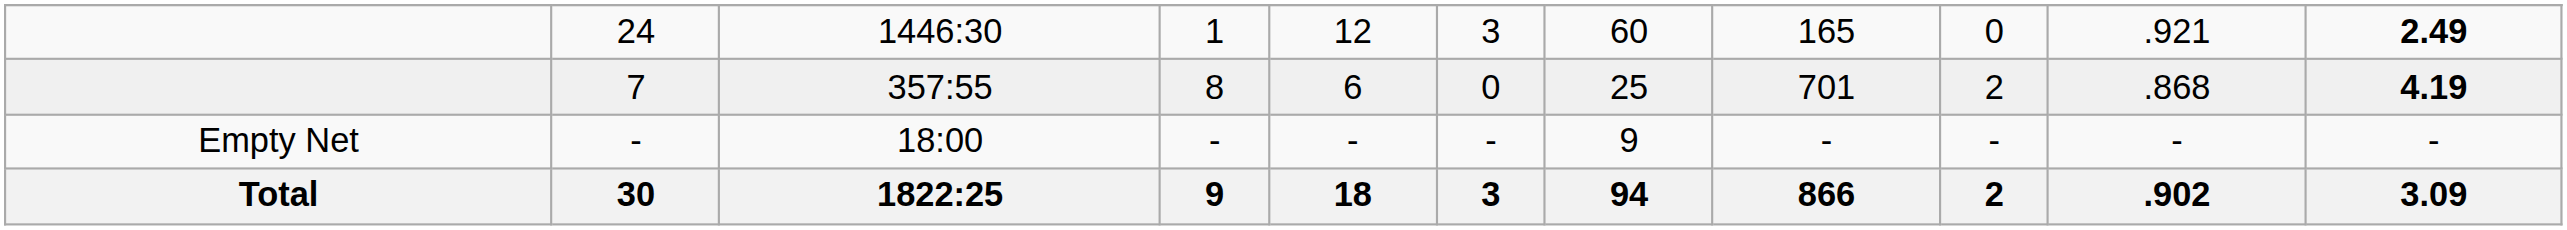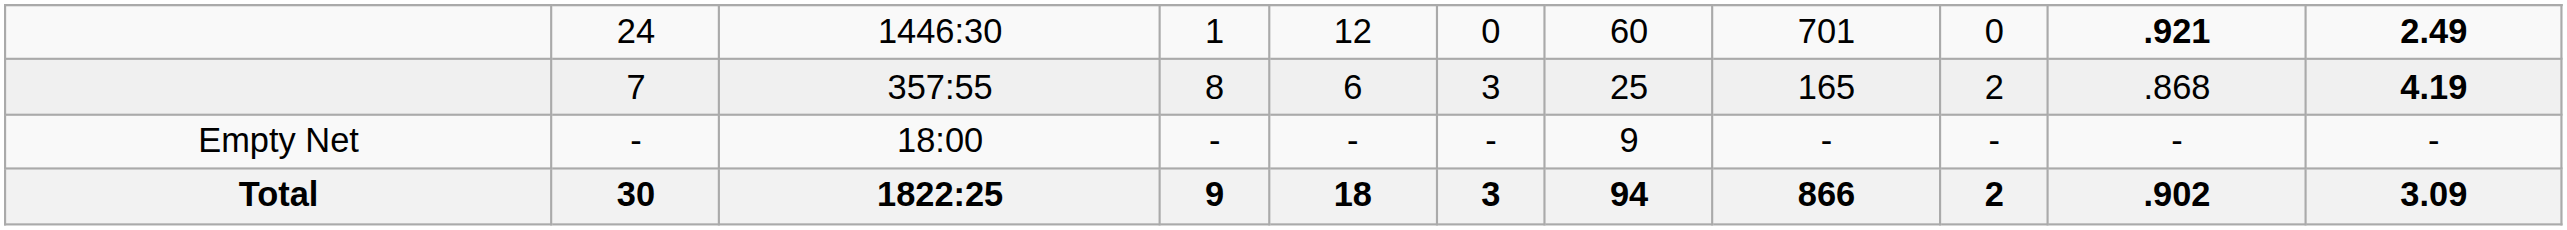(1491, 31) 3 -> (1491, 31) 0
(1827, 31) 165 -> (1827, 31) 701
(2177, 31) normal -> (2177, 31) bold
(1491, 86) 0 -> (1491, 86) 3
(1827, 86) 701 -> (1827, 86) 165
